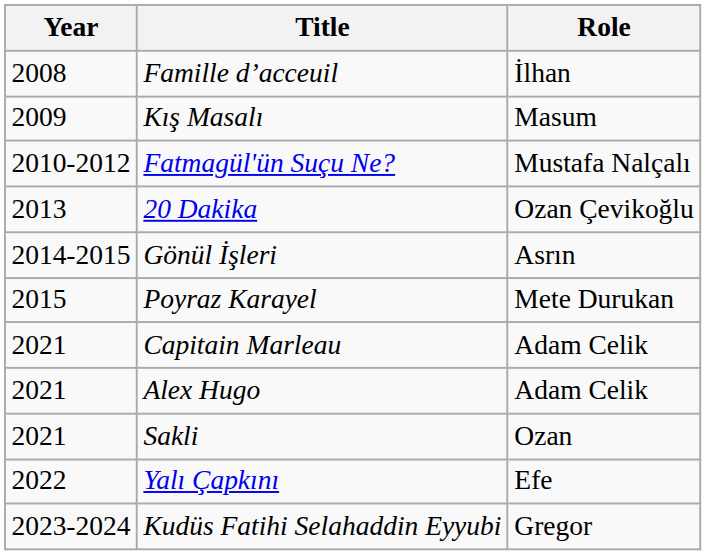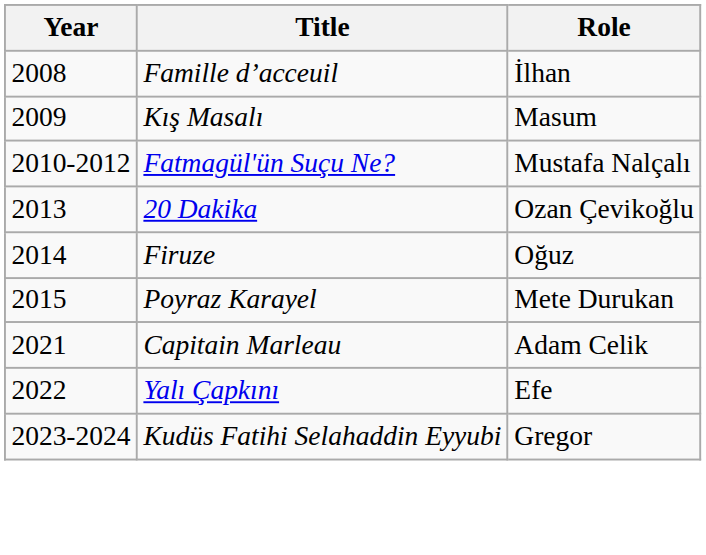+ row: (179, 254)
- row: (210, 254)
- row: (202, 390)
- row: (171, 435)
